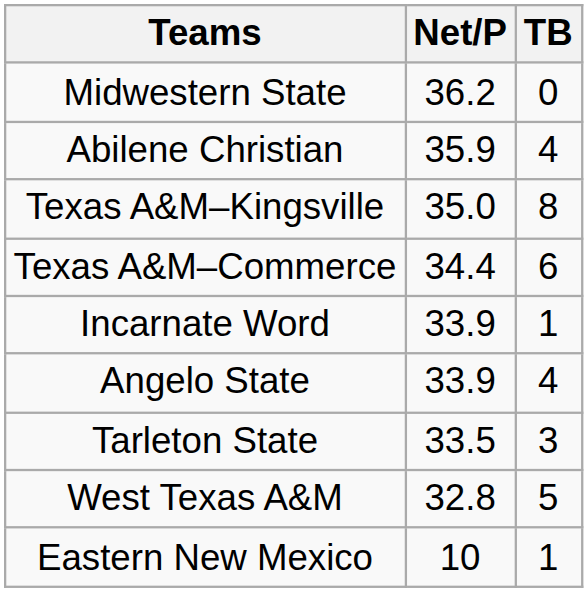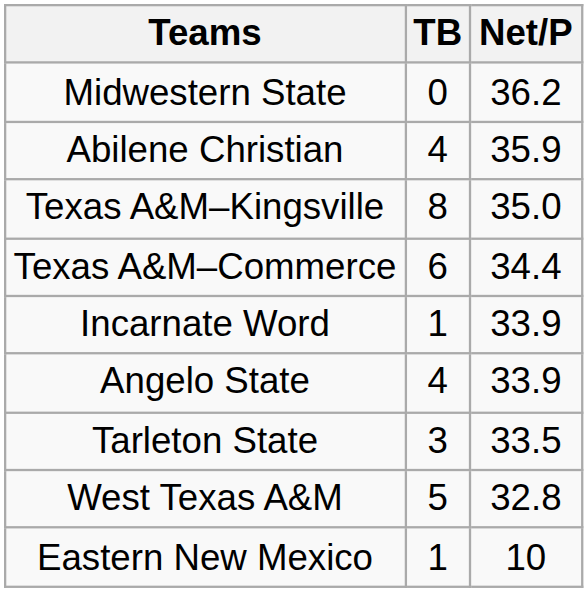columns swapped: (548, 33) <-> (460, 33)
